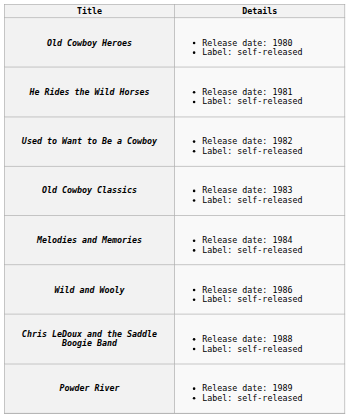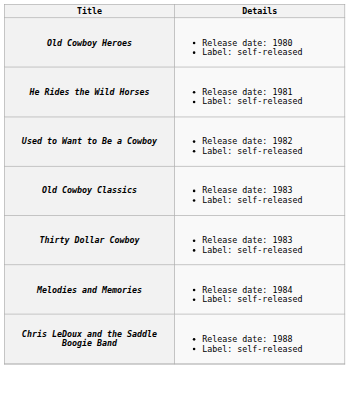+ row: (89, 240)
- row: (89, 290)
- row: (89, 388)
